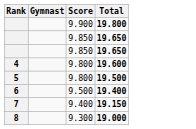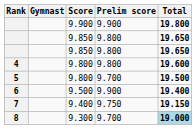+ column: (126, 11)
(112, 118) no background -> (175, 118) lightblue background
